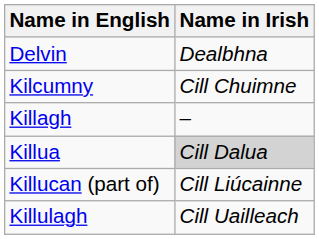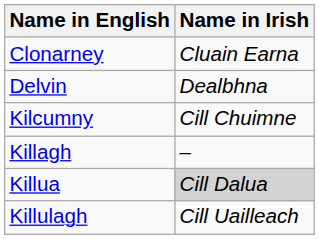+ row: (56, 53)
- row: (85, 184)
